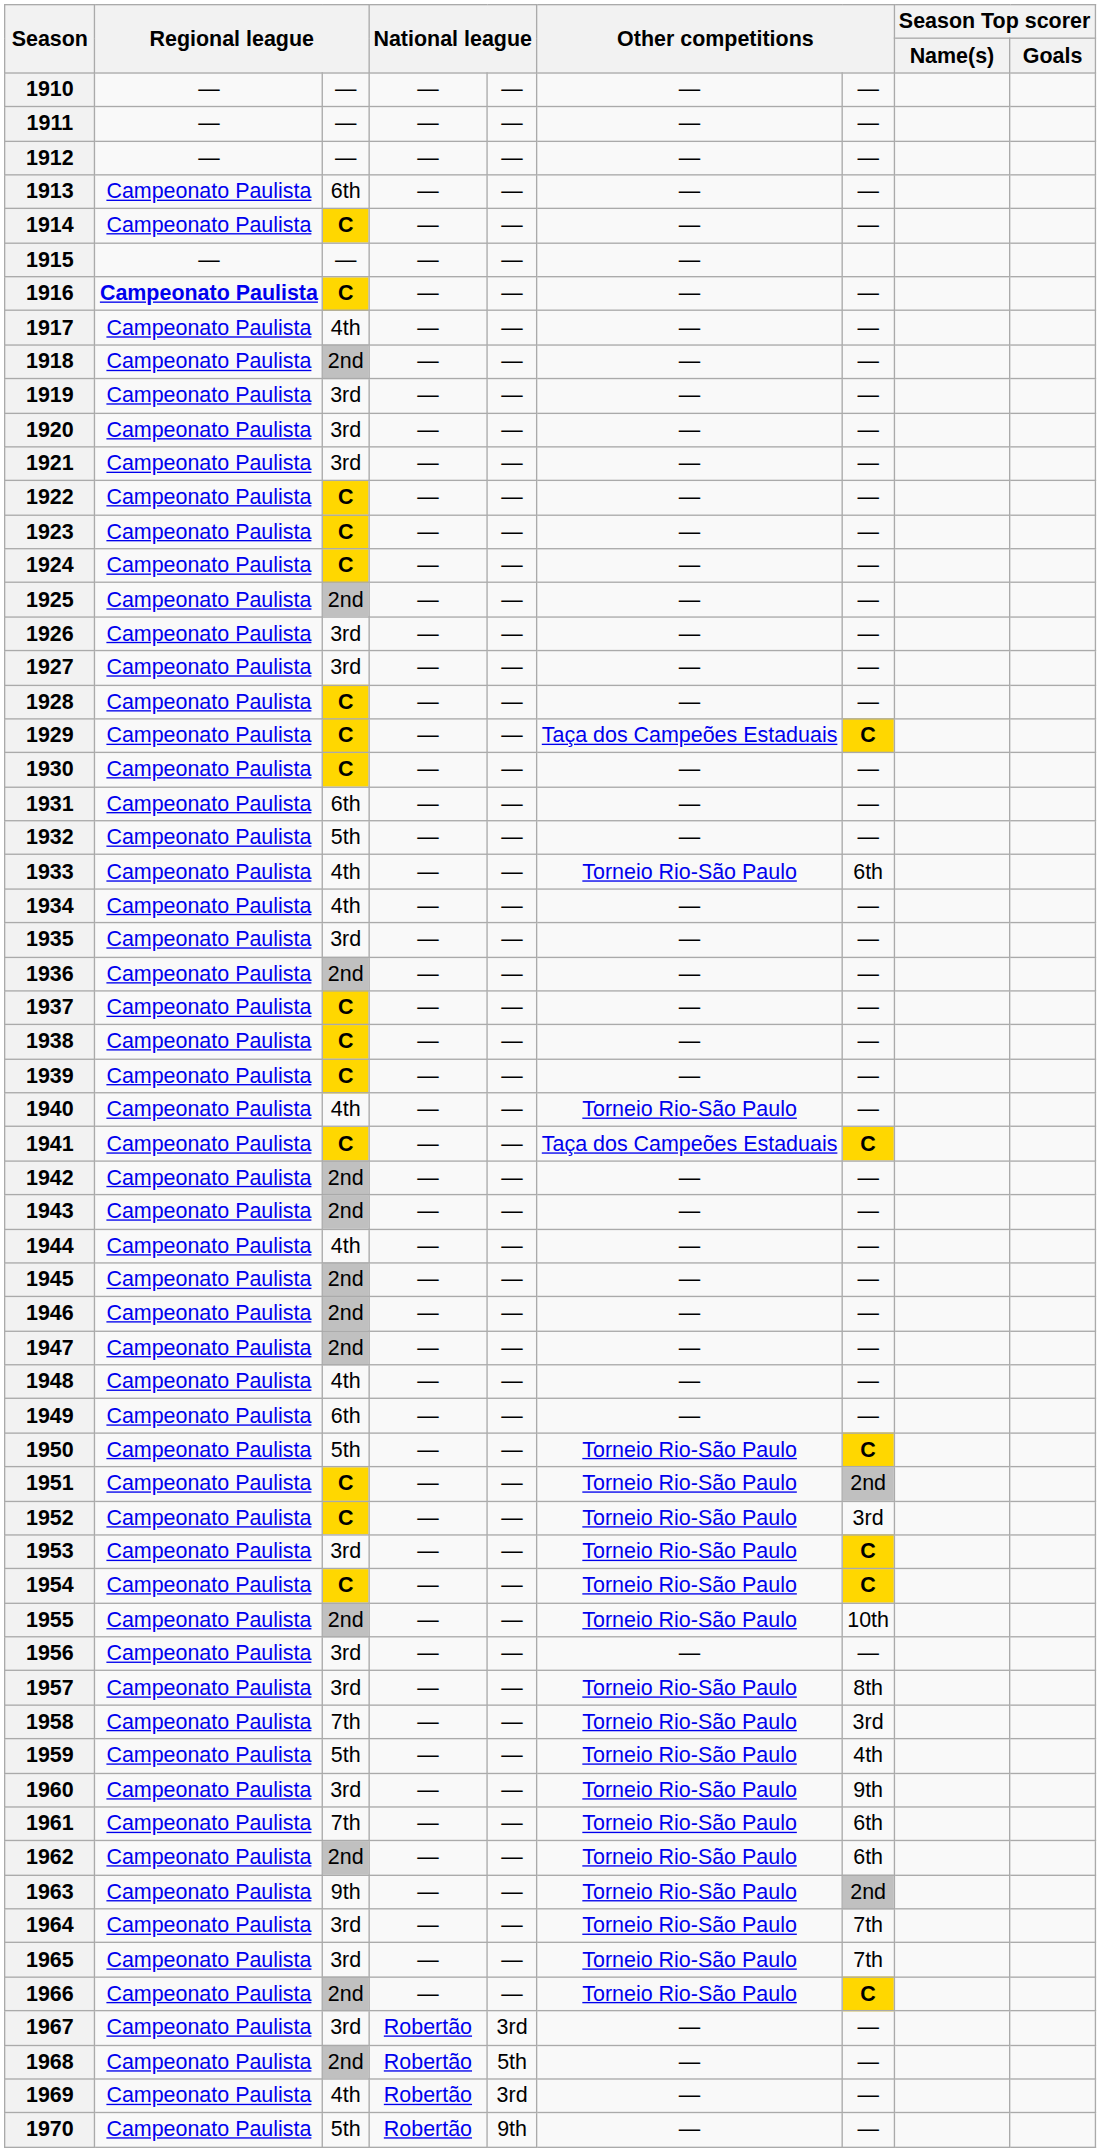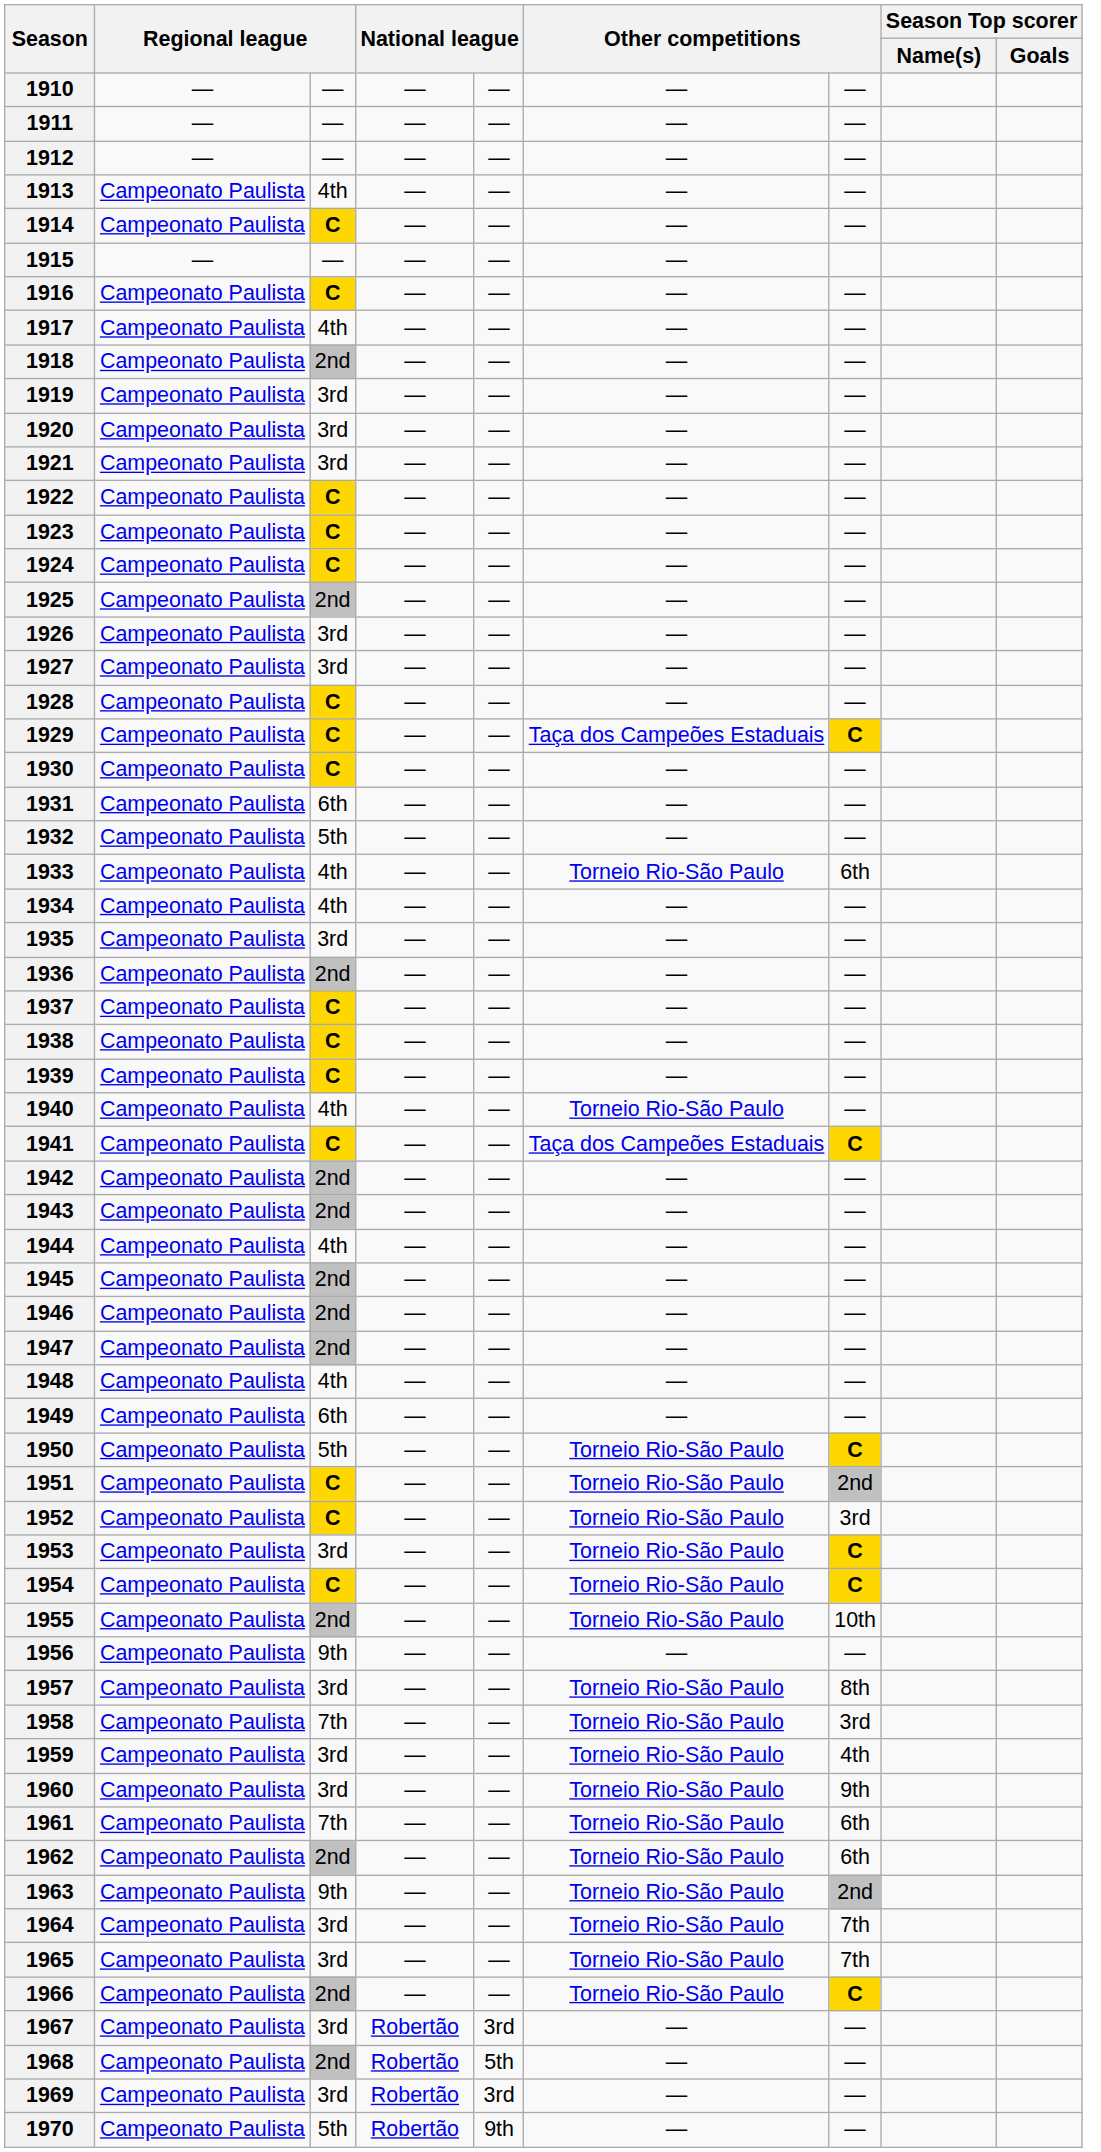(346, 191) 6th -> (333, 191) 4th
(209, 293) bold -> (202, 293) normal
(346, 1653) 3rd -> (333, 1653) 9th
(346, 1755) 5th -> (333, 1755) 3rd
(346, 2095) 4th -> (333, 2095) 3rd
